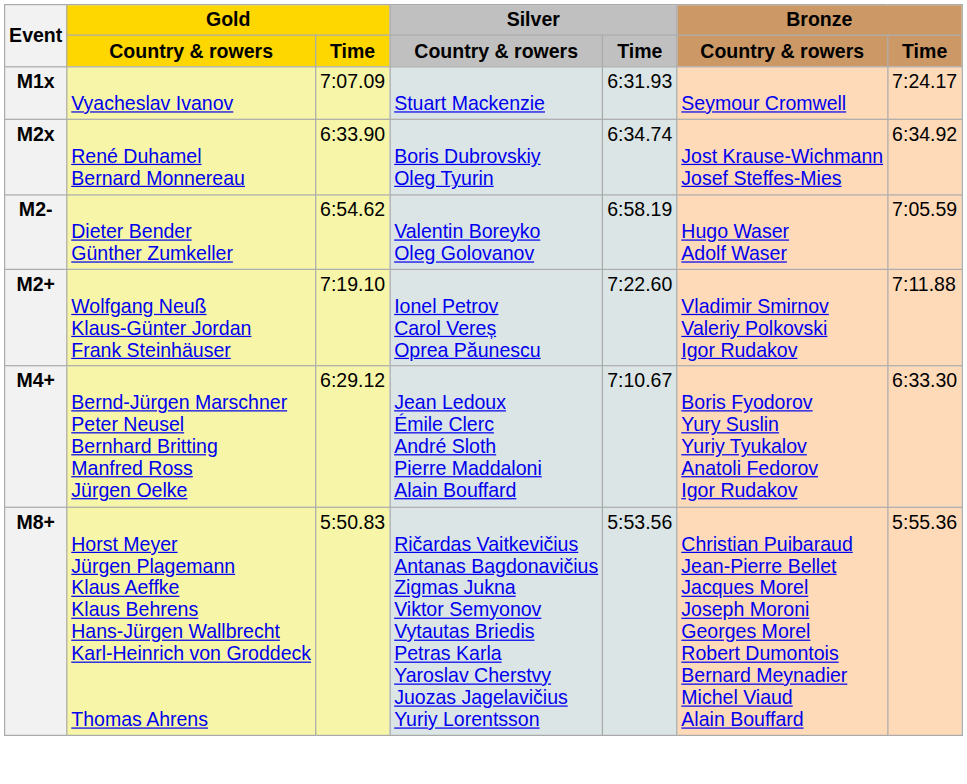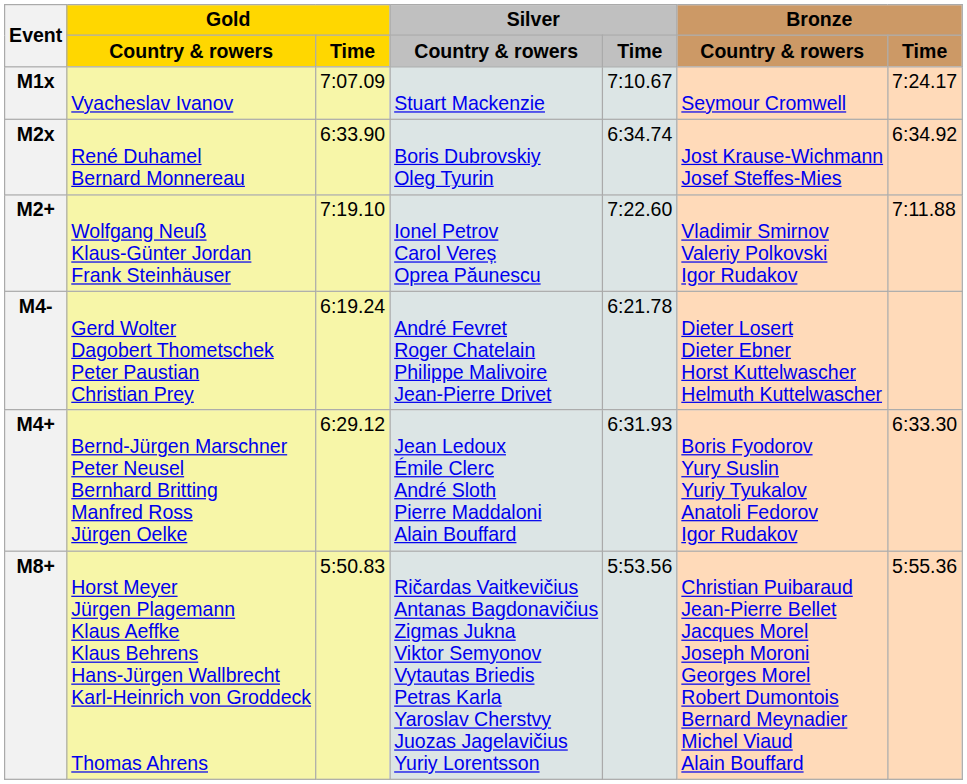(640, 81) 6:31.93 -> (640, 81) 7:10.67
- row: (36, 209)
+ row: (36, 306)
(640, 381) 7:10.67 -> (640, 425) 6:31.93
